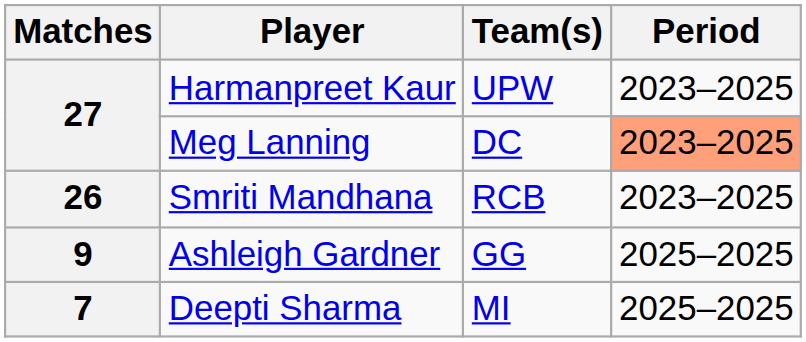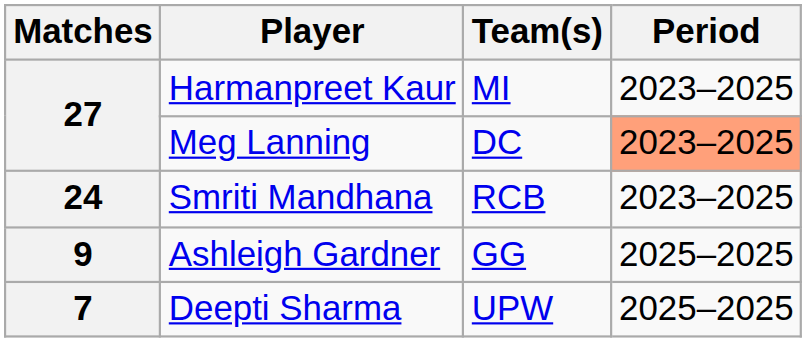(513, 87) UPW -> (491, 87) MI
(83, 198) 26 -> (83, 198) 24
(491, 308) MI -> (513, 308) UPW
